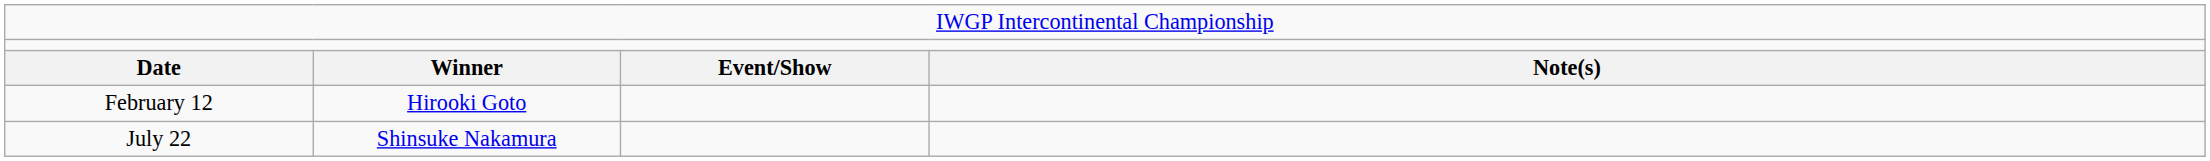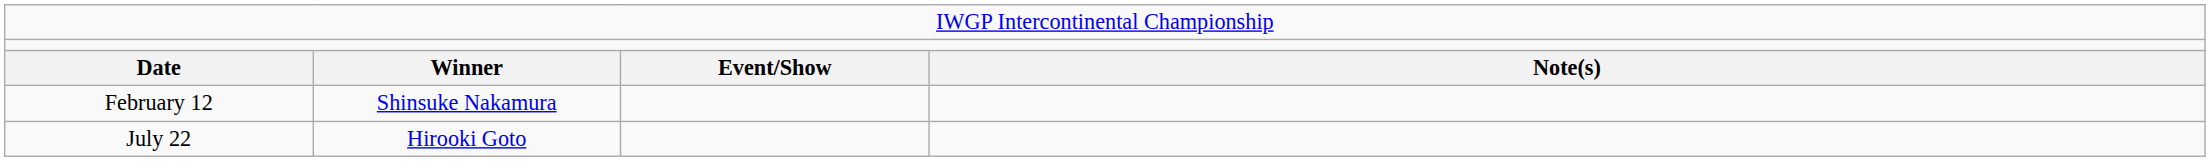(467, 102) Hirooki Goto -> (467, 102) Shinsuke Nakamura
(467, 138) Shinsuke Nakamura -> (467, 138) Hirooki Goto
